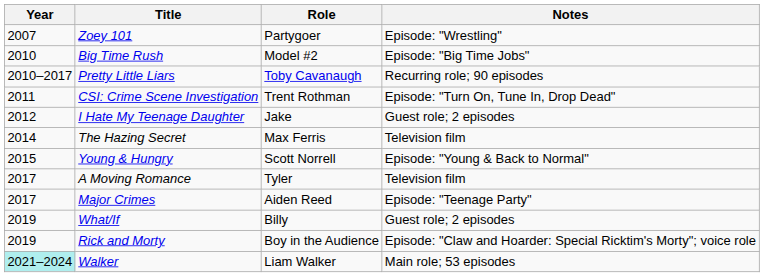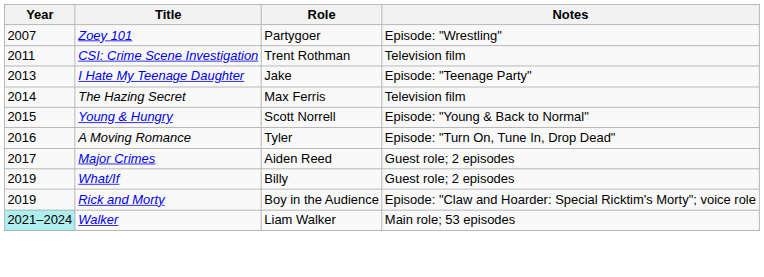- row: (121, 55)
- row: (126, 76)
(500, 96) Episode: "Turn On, Tune In, Drop Dead" -> (425, 55) Television film
(22, 117) 2012 -> (22, 76) 2013
(450, 117) Guest role; 2 episodes -> (458, 76) Episode: "Teenage Party"
(22, 179) 2017 -> (22, 138) 2016
(425, 179) Television film -> (500, 138) Episode: "Turn On, Tune In, Drop Dead"
(458, 199) Episode: "Teenage Party" -> (450, 158) Guest role; 2 episodes
